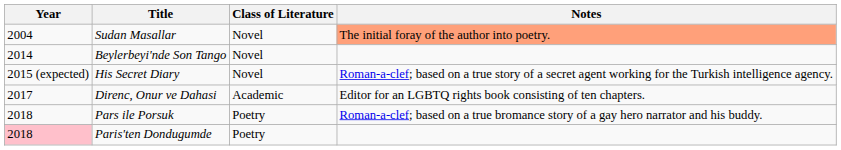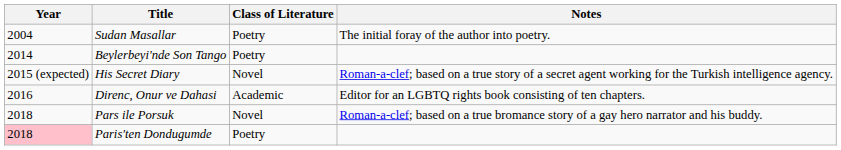(248, 34) Novel -> (249, 34) Poetry
(445, 34) lightsalmon background -> (445, 34) no background
(248, 54) Novel -> (249, 54) Poetry
(20, 94) 2017 -> (20, 94) 2016
(249, 114) Poetry -> (248, 114) Novel
